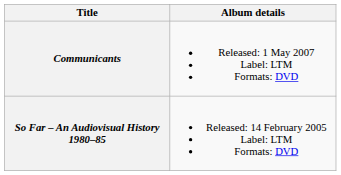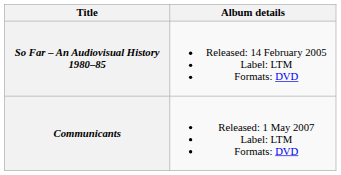rows swapped: (87, 133) <-> (87, 58)
